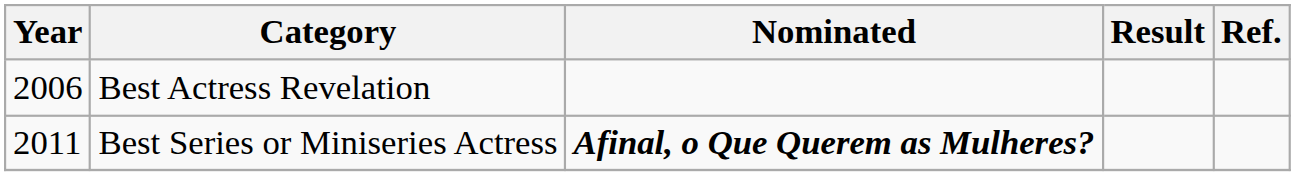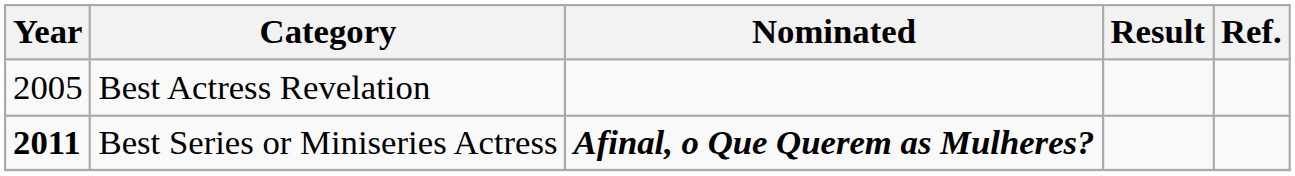(48, 87) 2006 -> (48, 87) 2005
(47, 142) normal -> (47, 142) bold
